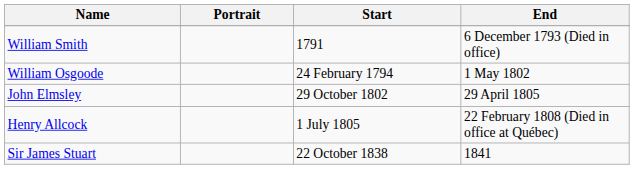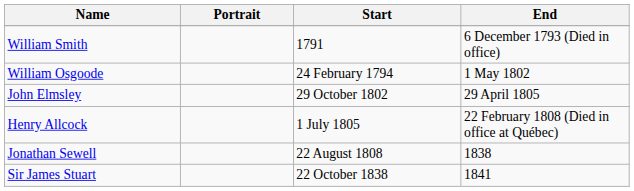+ row: (52, 153)
